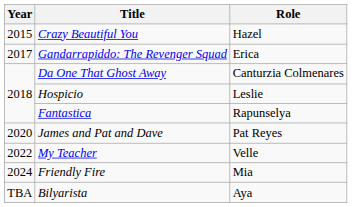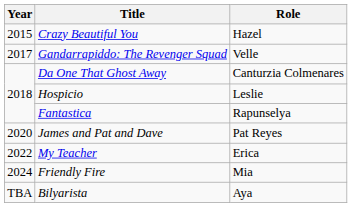(246, 53) Erica -> (245, 53) Velle
(245, 152) Velle -> (246, 152) Erica
